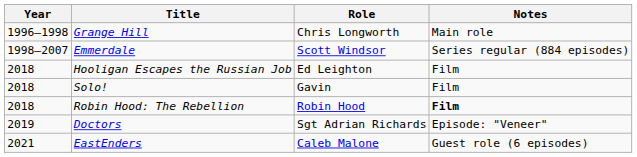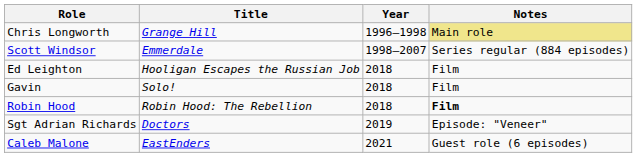columns swapped: (38, 14) <-> (362, 14)
(462, 32) no background -> (462, 32) khaki background
